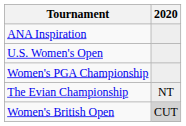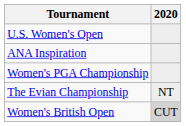rows swapped: (47, 34) <-> (55, 53)
